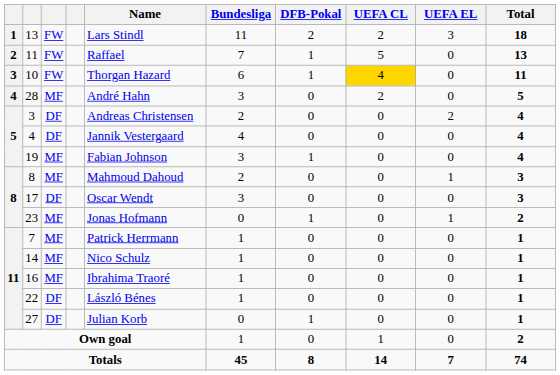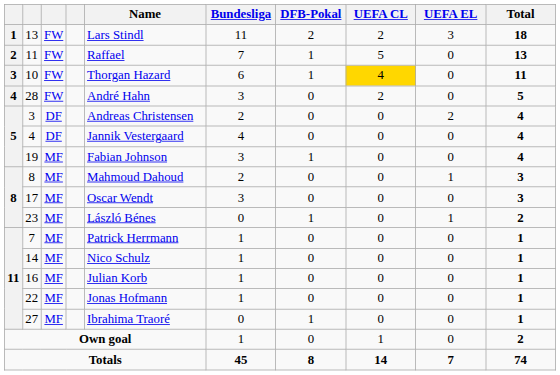(54, 95) MF -> (54, 95) FW
(54, 197) DF -> (54, 197) MF
(127, 217) Jonas Hofmann -> (121, 217) László Bénes
(128, 278) Ibrahima Traoré -> (117, 278) Julian Korb
(54, 298) DF -> (54, 298) MF
(121, 298) László Bénes -> (127, 298) Jonas Hofmann
(54, 319) DF -> (54, 319) MF
(117, 319) Julian Korb -> (128, 319) Ibrahima Traoré
